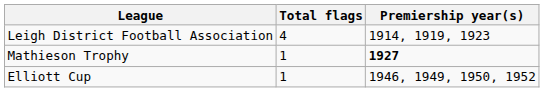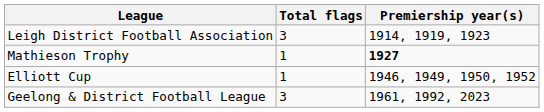(283, 35) 4 -> (283, 35) 3
+ row: (137, 97)
